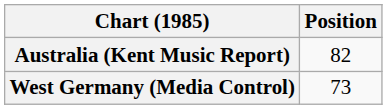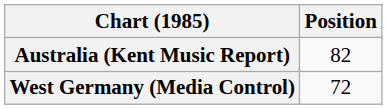(341, 87) 73 -> (341, 87) 72
